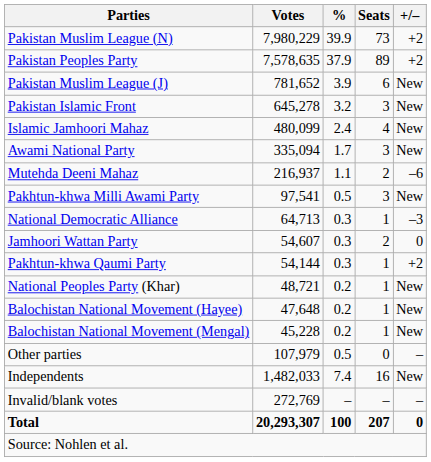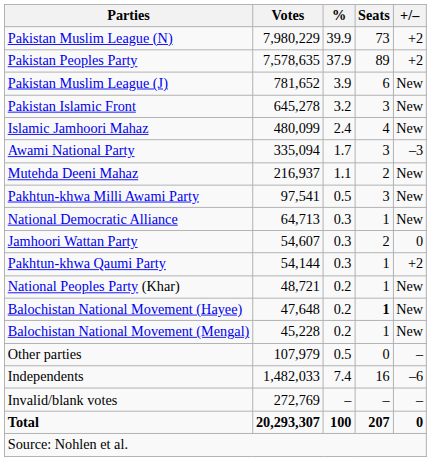(410, 151) New -> (416, 151) –3
(416, 173) –6 -> (410, 173) New
(416, 219) –3 -> (410, 219) New
(386, 309) normal -> (386, 309) bold
(410, 377) New -> (416, 377) –6
